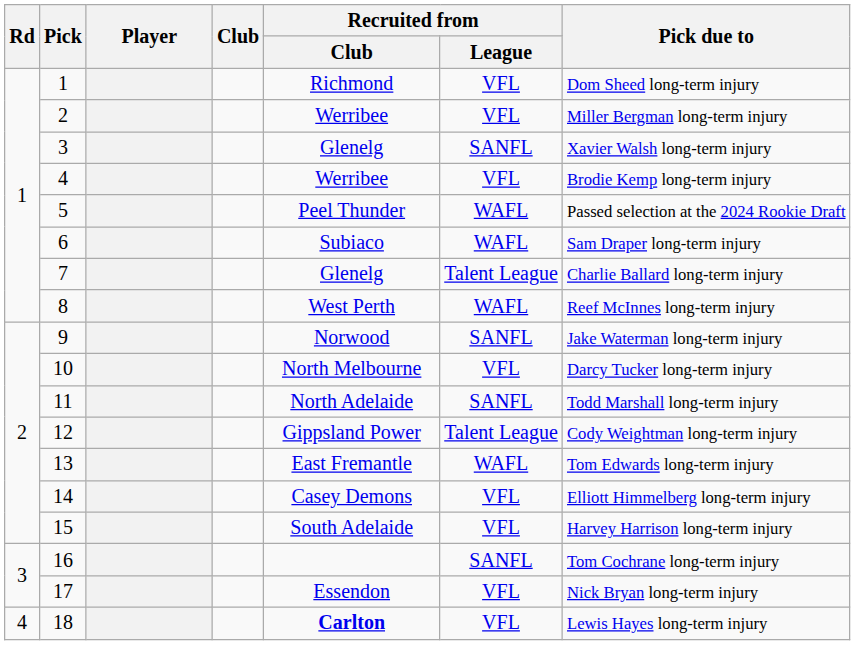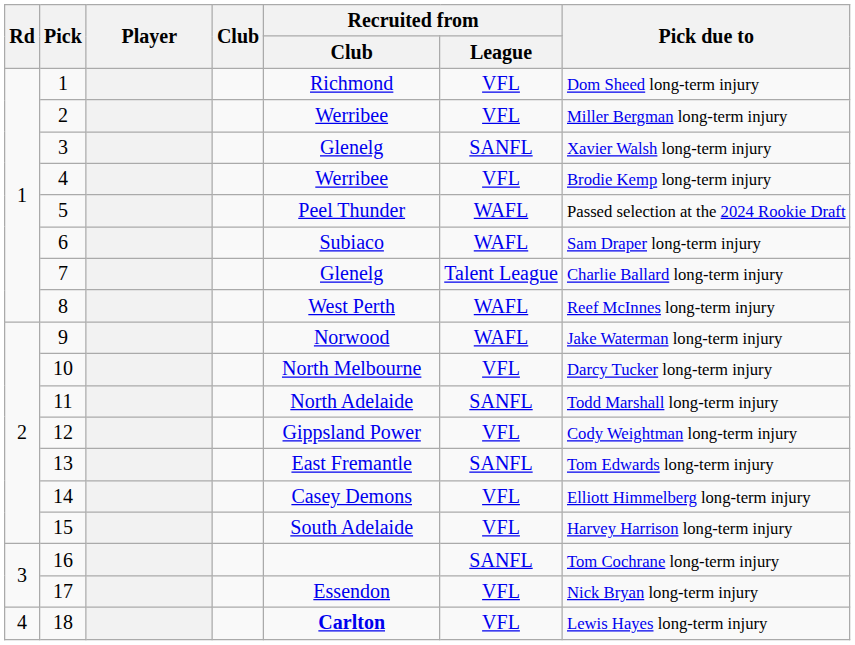(501, 337) SANFL -> (501, 337) WAFL
(501, 432) Talent League -> (501, 432) VFL
(501, 464) WAFL -> (501, 464) SANFL
